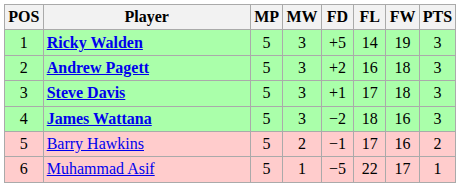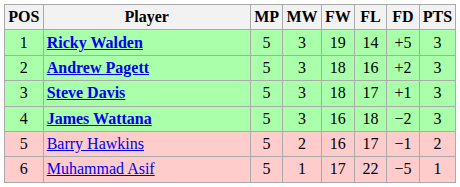columns swapped: (403, 17) <-> (337, 17)
